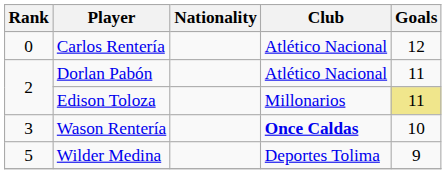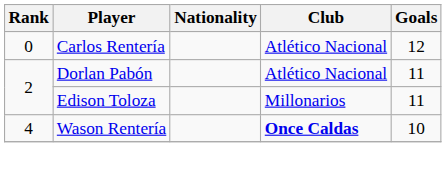(416, 100) khaki background -> (416, 100) no background
(29, 127) 3 -> (29, 127) 4
- row: (109, 155)
